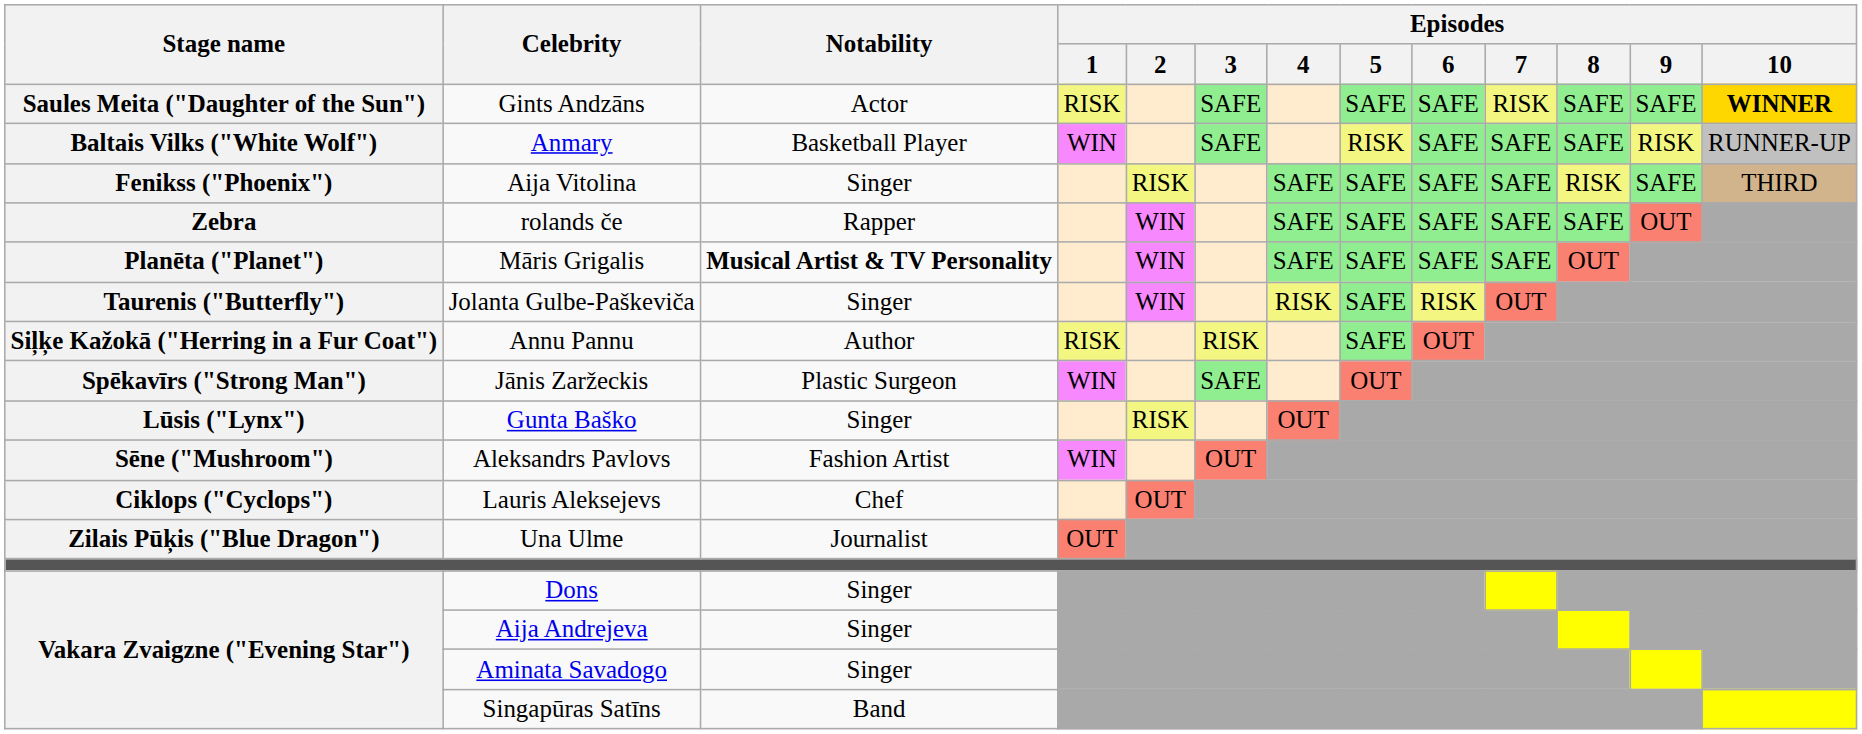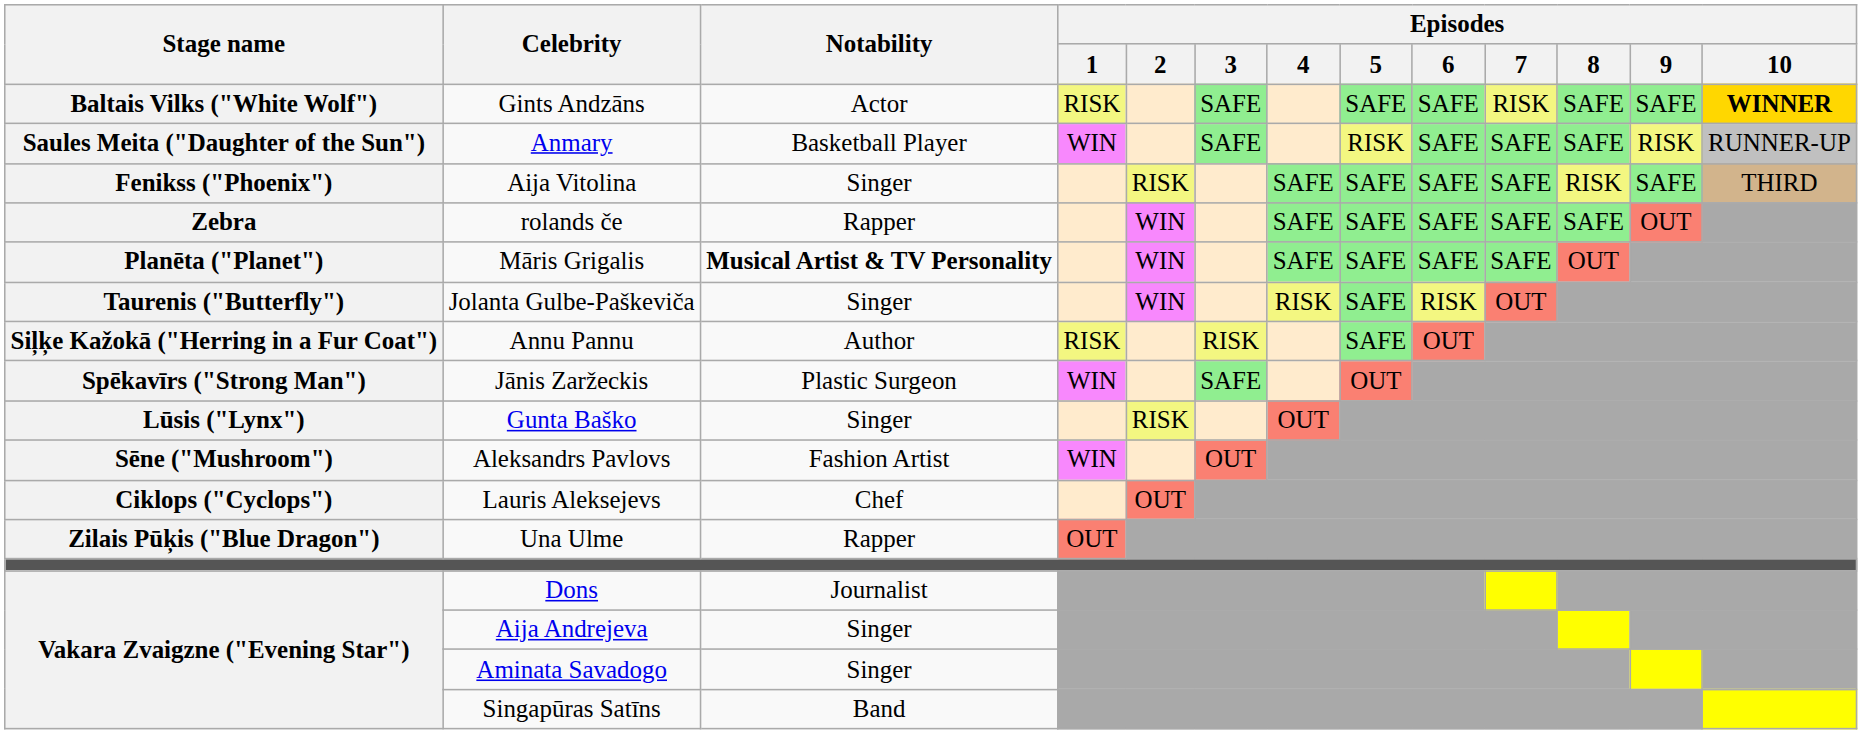(224, 103) Saules Meita ("Daughter of the Sun") -> (224, 103) Baltais Vilks ("White Wolf")
(224, 143) Baltais Vilks ("White Wolf") -> (224, 143) Saules Meita ("Daughter of the Sun")
(879, 538) Journalist -> (879, 538) Rapper
(879, 589) Singer -> (879, 589) Journalist
